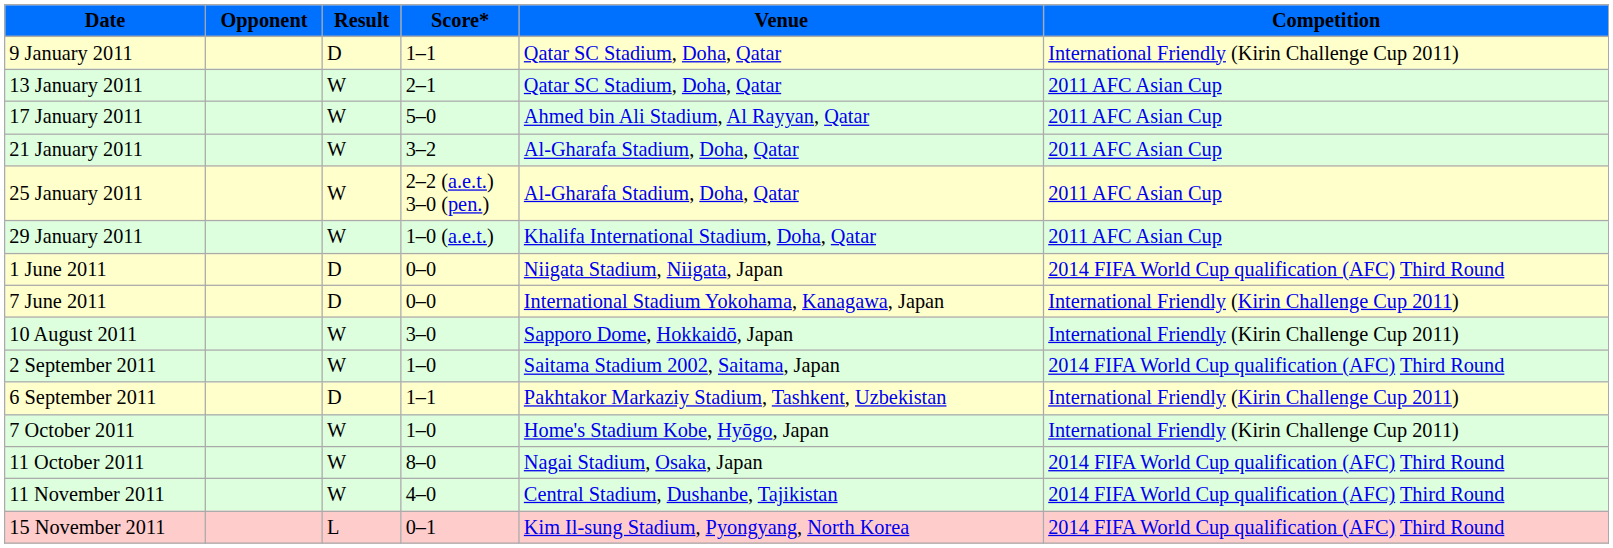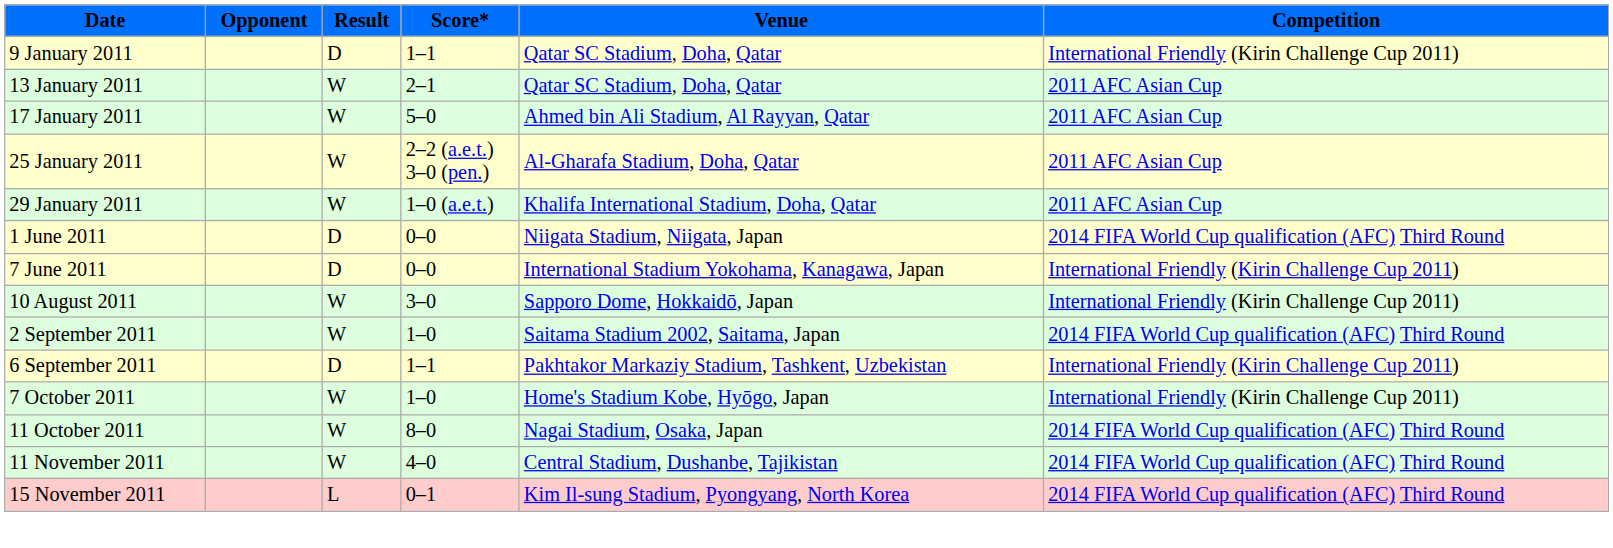- row: (76, 149)
